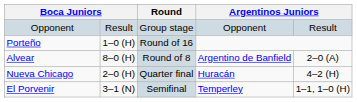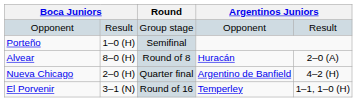(166, 43) Round of 16 -> (166, 43) Semifinal
(244, 58) Argentino de Banfield -> (216, 58) Huracán
(216, 74) Huracán -> (244, 74) Argentino de Banfield
(166, 89) Semifinal -> (166, 89) Round of 16
